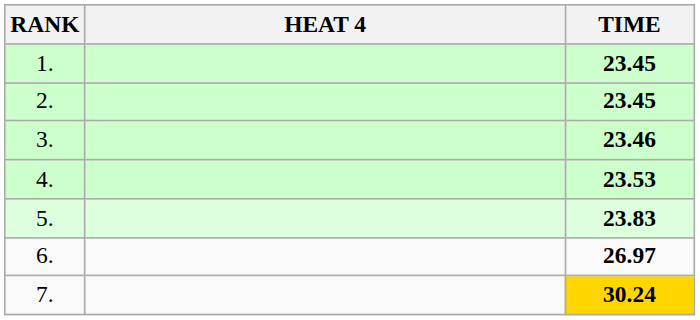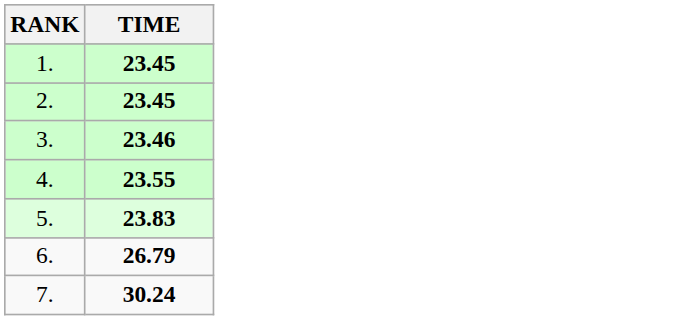- column: (325, 24)
(629, 179) 23.53 -> (149, 179) 23.55
(629, 256) 26.97 -> (149, 256) 26.79
(629, 295) gold background -> (149, 295) no background
